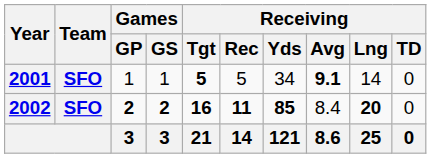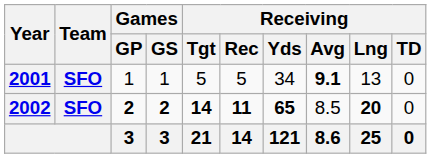(201, 78) bold -> (201, 78) normal
(371, 78) 14 -> (371, 78) 13
(201, 108) 16 -> (201, 108) 14
(285, 108) 85 -> (285, 108) 65
(328, 108) 8.4 -> (328, 108) 8.5
